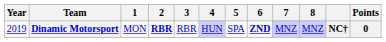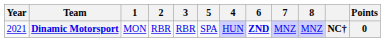columns swapped: (212, 13) <-> (236, 13)
(17, 29) 2019 -> (17, 29) 2021
(162, 29) bold -> (161, 29) normal
